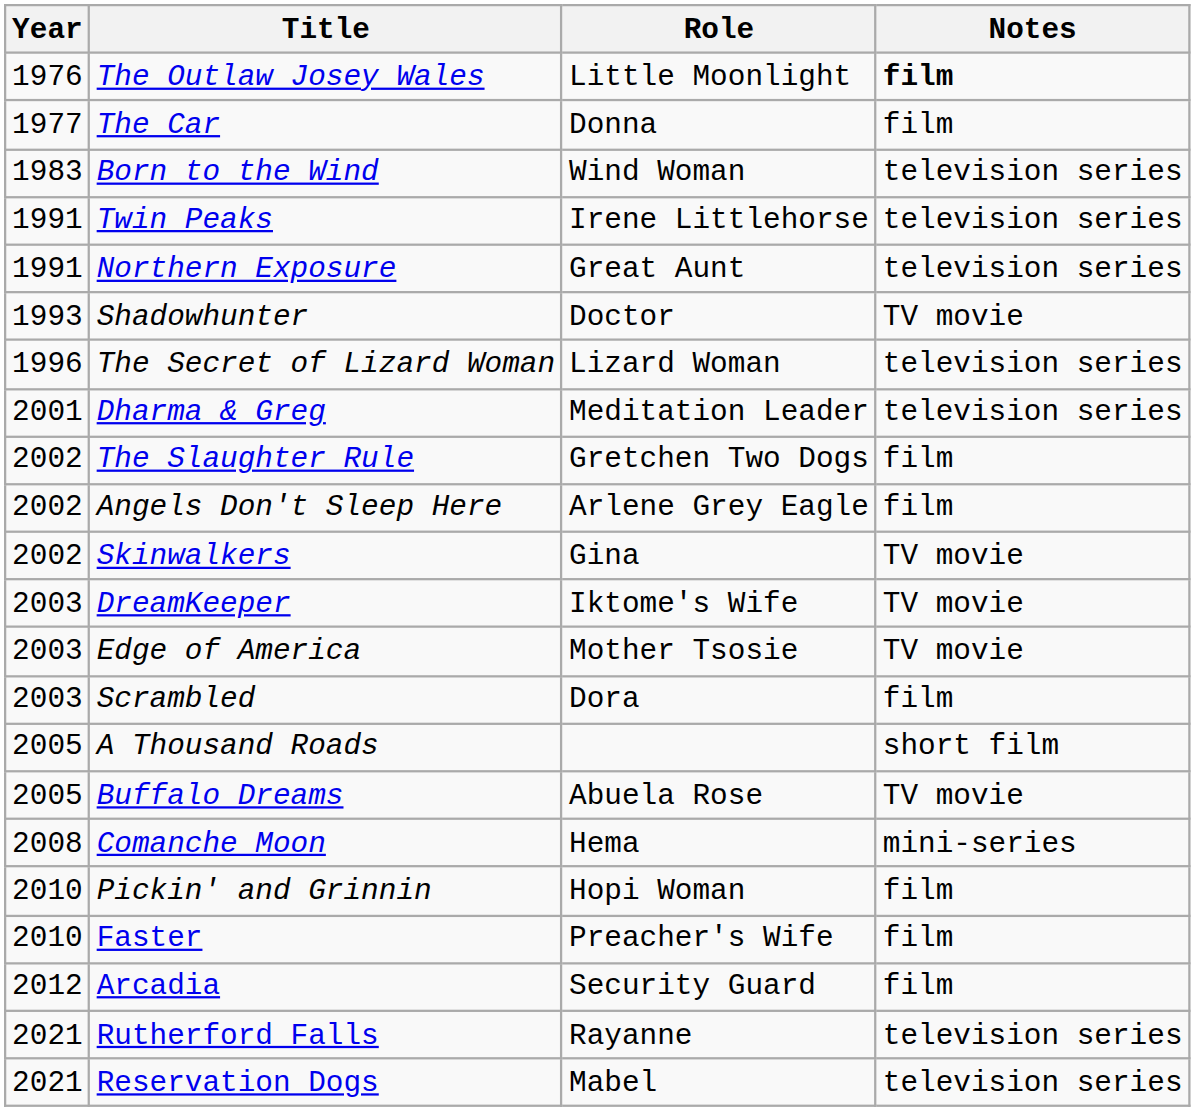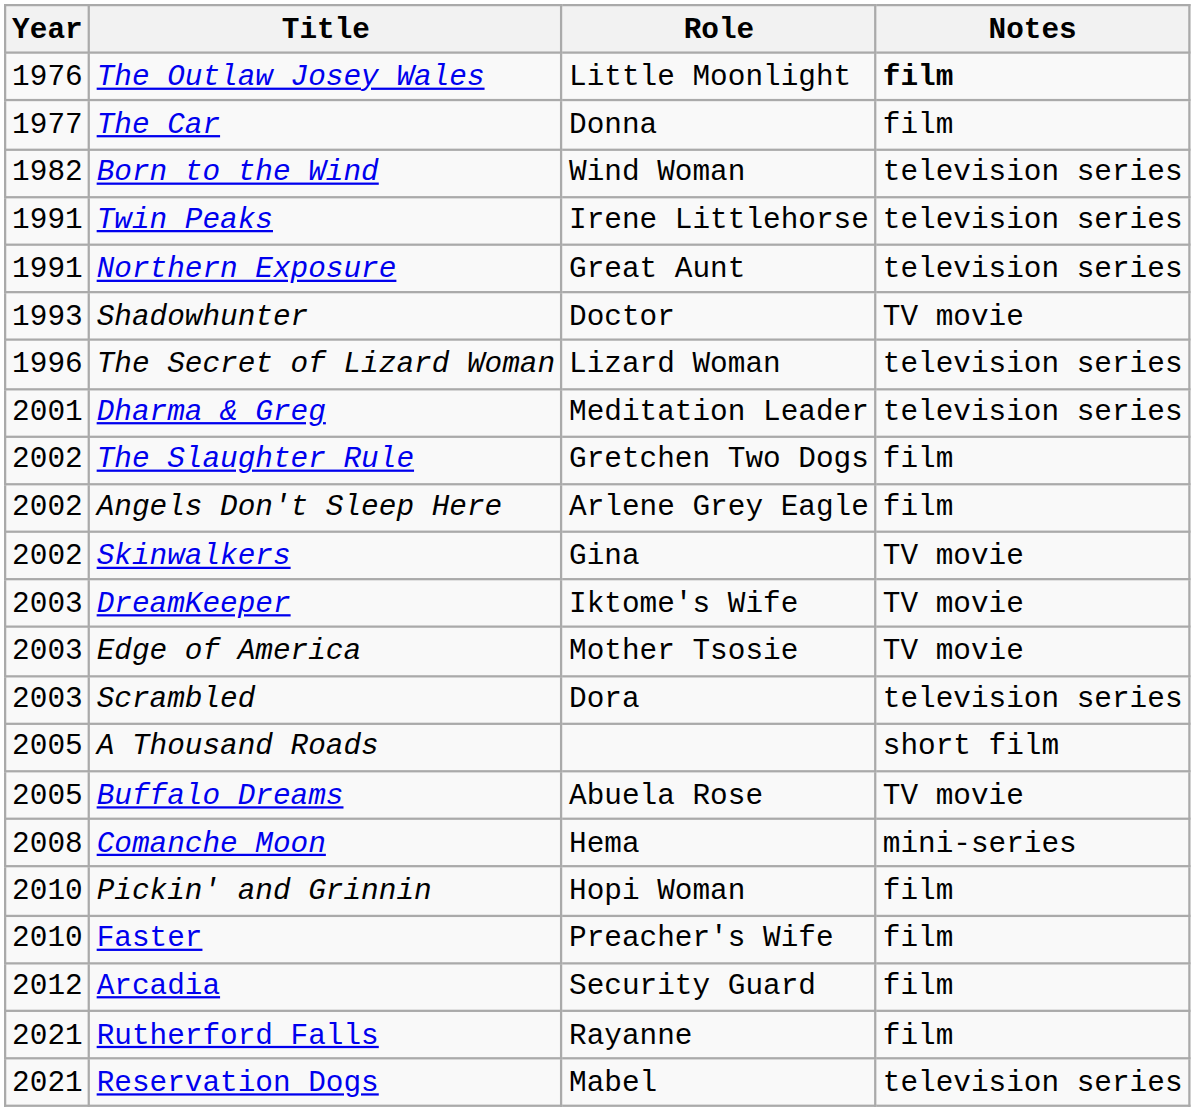(47, 173) 1983 -> (47, 173) 1982
(918, 699) film -> (1033, 699) television series
(1033, 1035) television series -> (918, 1035) film
